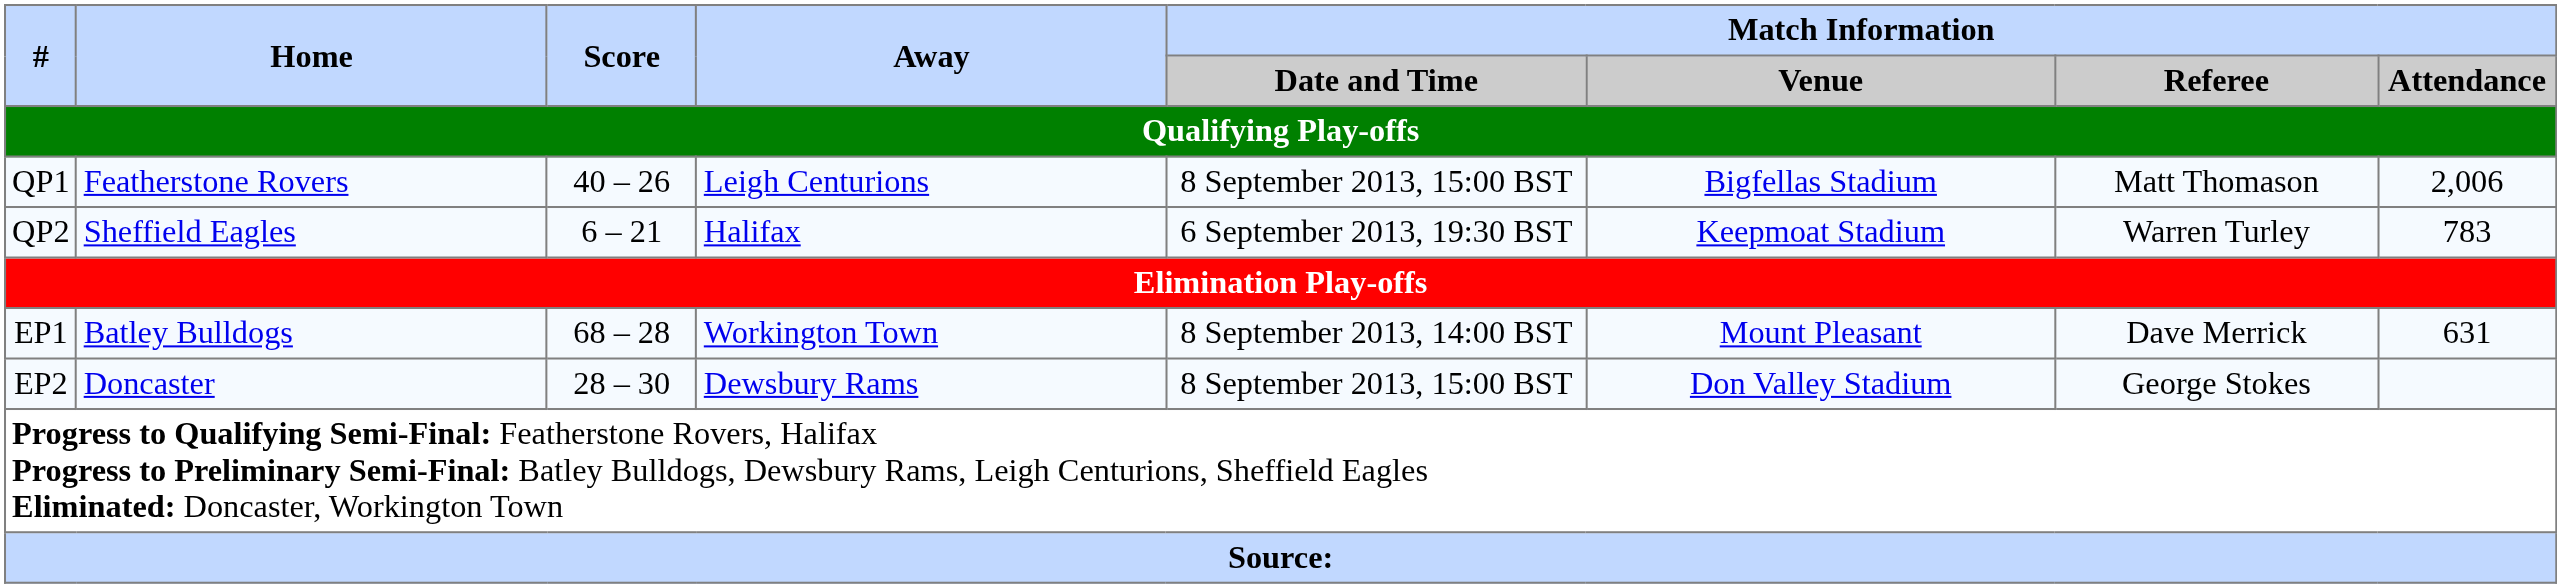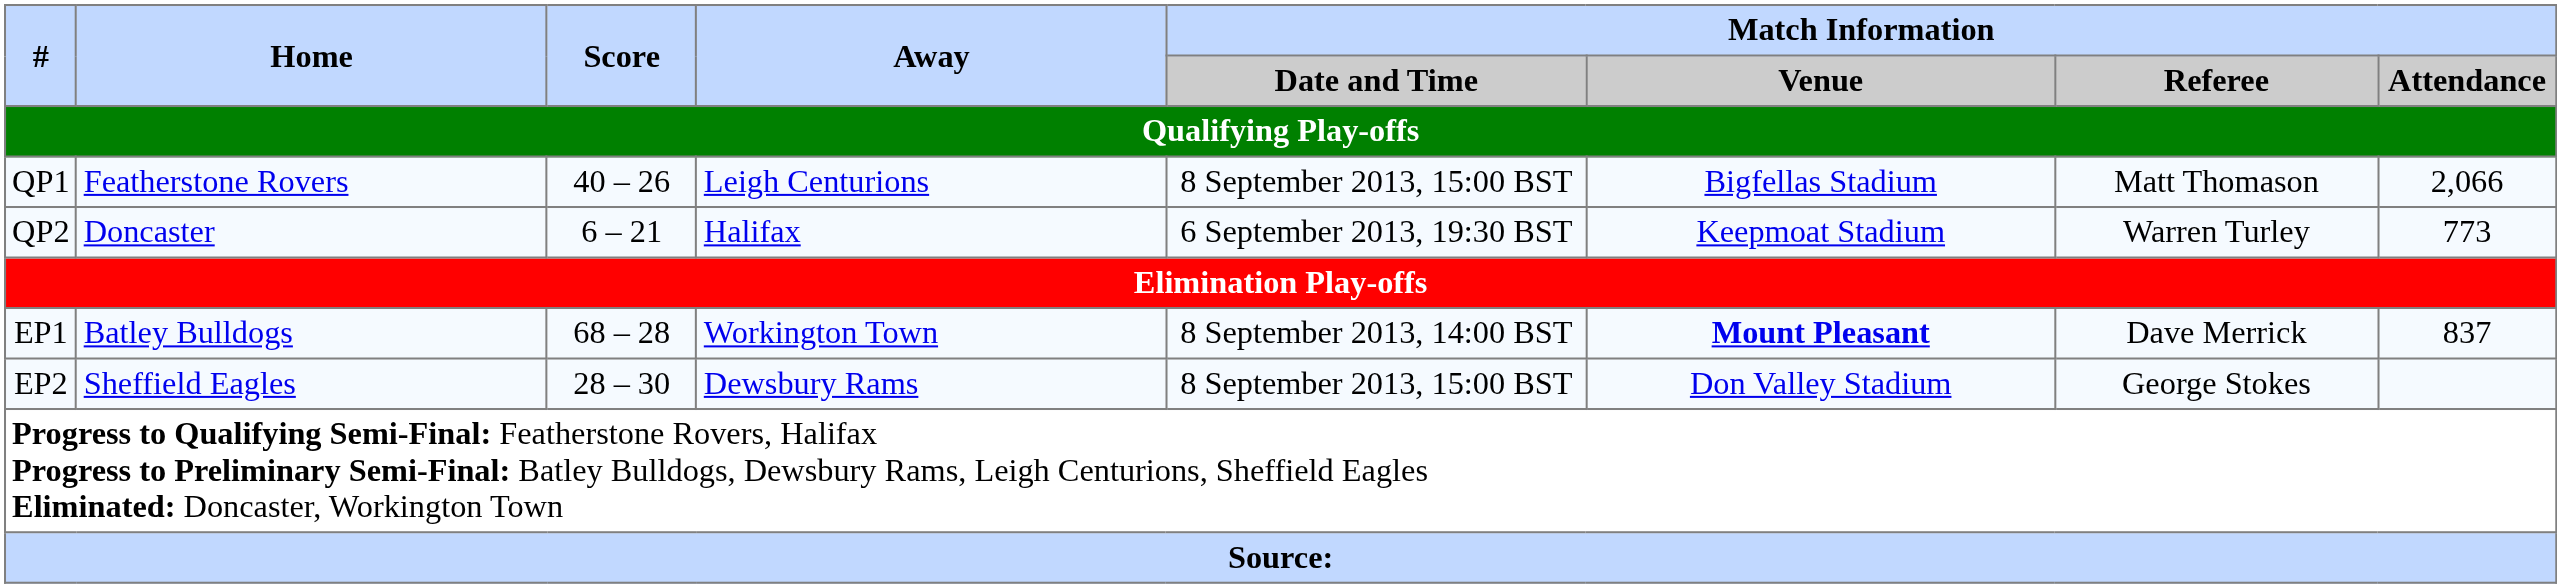(2467, 181) 2,006 -> (2467, 181) 2,066
(190, 231) Sheffield Eagles -> (149, 231) Doncaster
(2467, 231) 783 -> (2467, 231) 773
(1821, 332) normal -> (1821, 332) bold
(2467, 332) 631 -> (2467, 332) 837
(149, 383) Doncaster -> (190, 383) Sheffield Eagles
